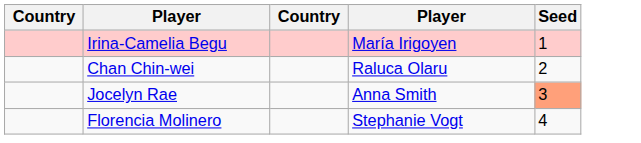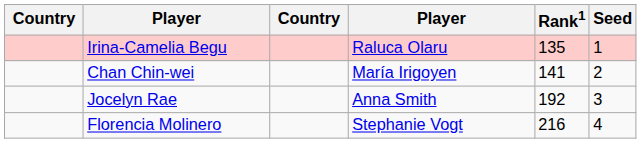+ column: (562, 19)
(404, 43) María Irigoyen -> (400, 47) Raluca Olaru
(400, 69) Raluca Olaru -> (404, 73) María Irigoyen
(543, 95) lightsalmon background -> (598, 99) no background
